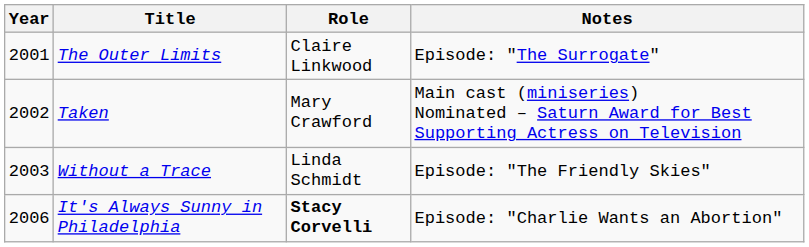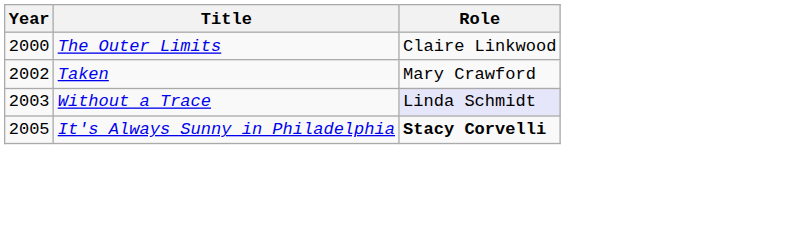- column: (607, 19)
(29, 56) 2001 -> (29, 46) 2000
(326, 171) no background -> (470, 102) lavender background
(29, 218) 2006 -> (29, 130) 2005
